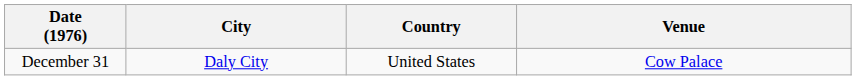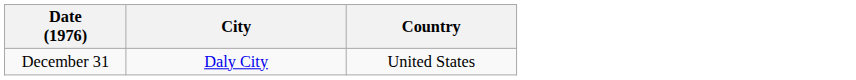- column: (684, 26)
